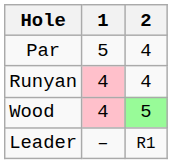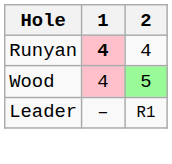- row: (43, 51)
(103, 82) normal -> (103, 51) bold
